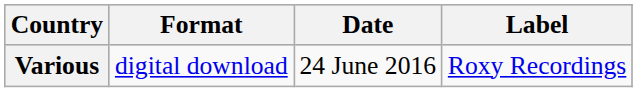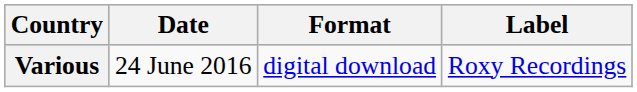columns swapped: (368, 24) <-> (201, 24)
